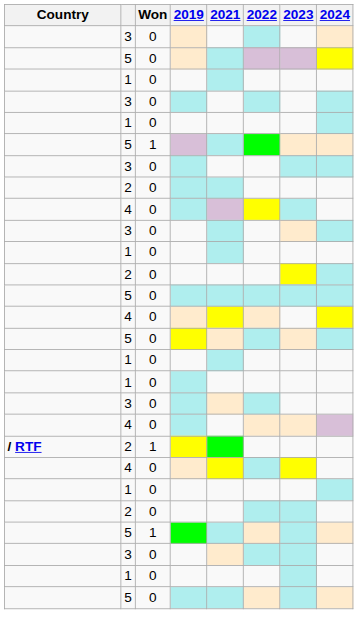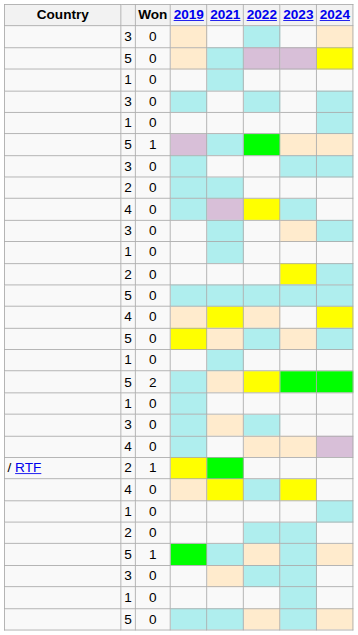+ row: (128, 381)
(25, 446) bold -> (24, 468) normal
